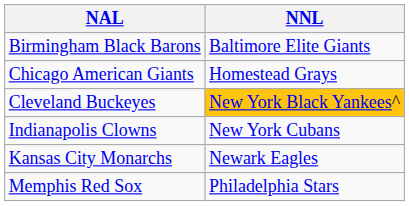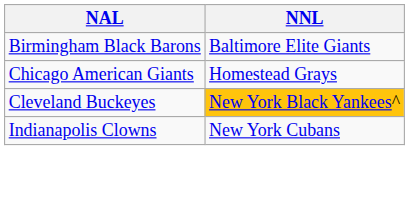- row: (90, 158)
- row: (75, 186)
